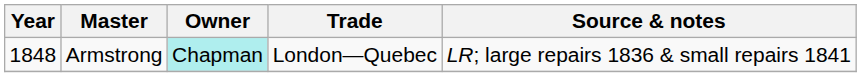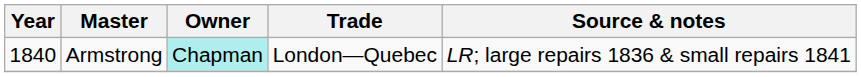(33, 54) 1848 -> (33, 54) 1840
